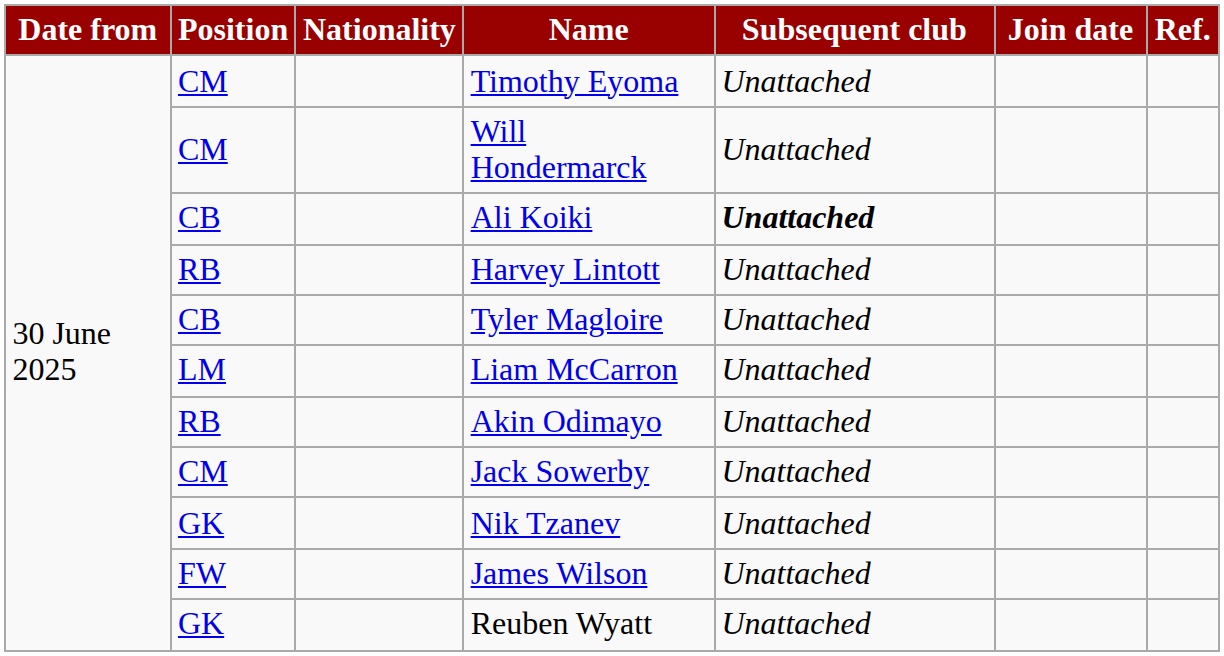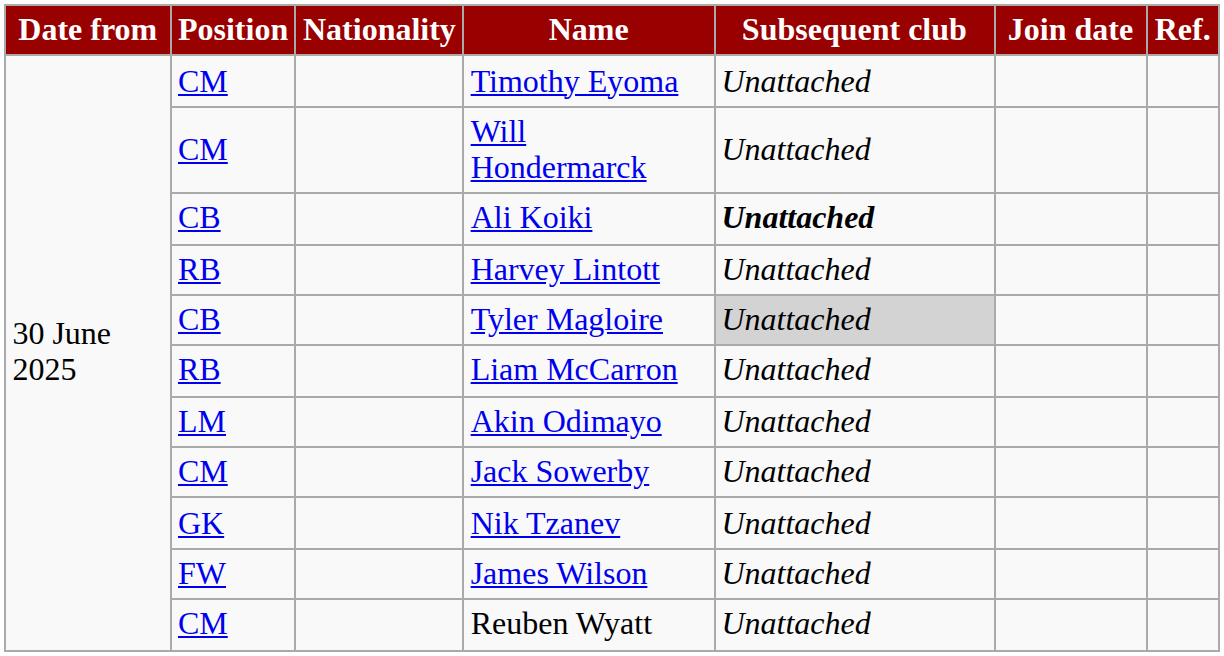(796, 319) no background -> (796, 319) lightgrey background
(202, 370) LM -> (199, 370) RB
(199, 421) RB -> (202, 421) LM
(201, 624) GK -> (203, 624) CM
